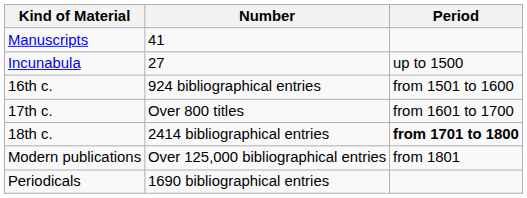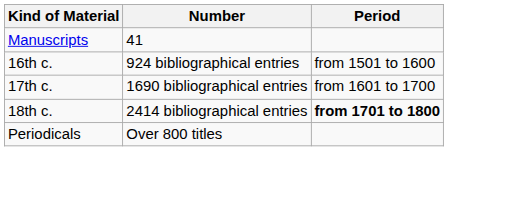- row: (44, 63)
(196, 110) Over 800 titles -> (217, 87) 1690 bibliographical entries
- row: (74, 157)
(239, 181) 1690 bibliographical entries -> (174, 134) Over 800 titles
